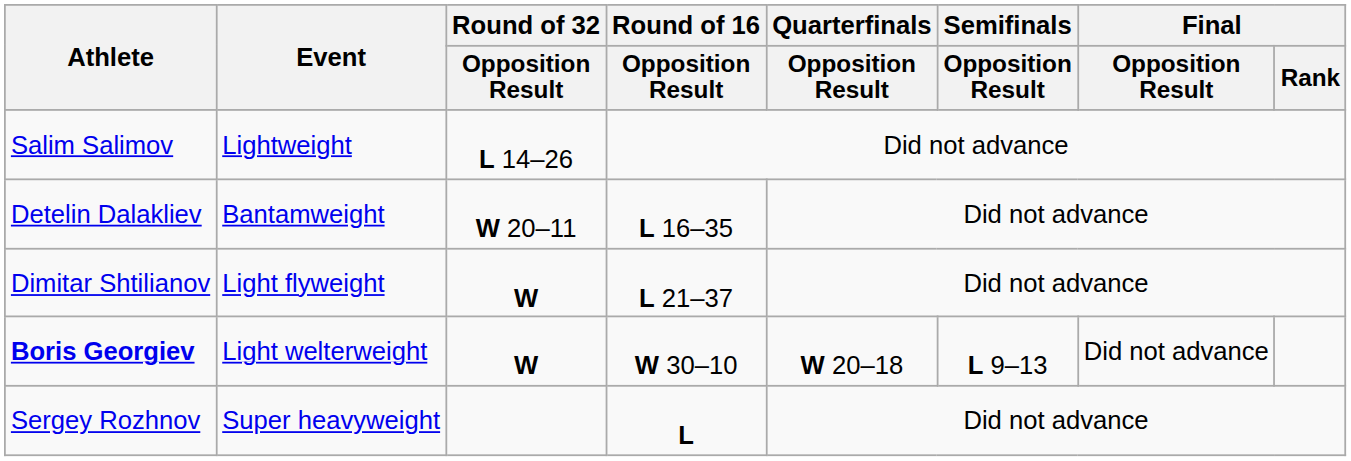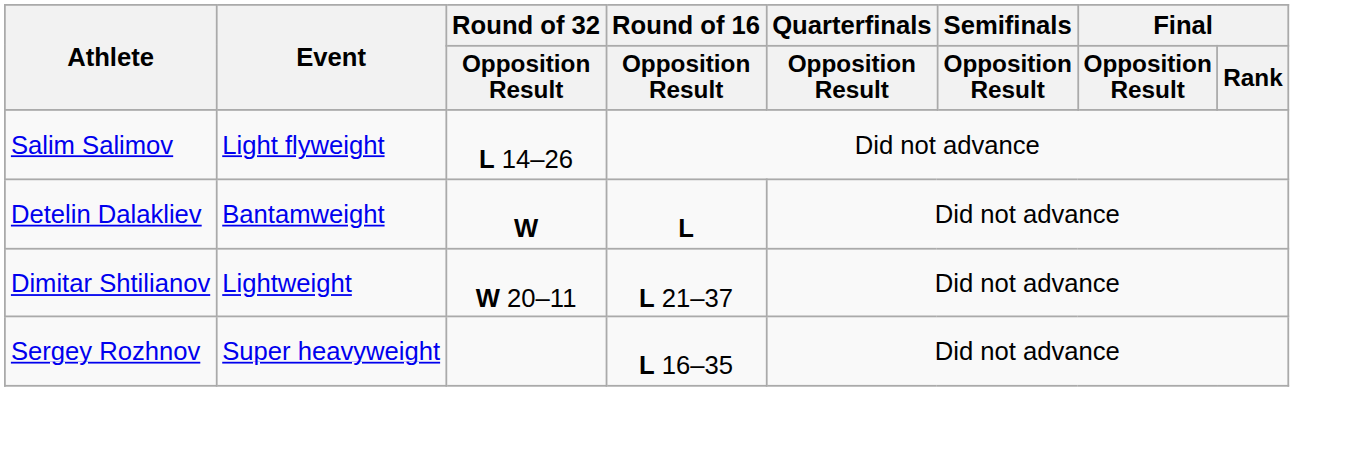(287, 145) Lightweight -> (303, 145) Light flyweight
(526, 228) W 20–11 -> (526, 228) W
(686, 228) L 16–35 -> (686, 228) L
(303, 283) Light flyweight -> (287, 283) Lightweight
(526, 297) W -> (526, 297) W 20–11
- row: (103, 352)
(686, 435) L -> (686, 366) L 16–35
